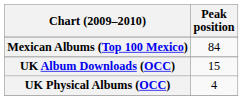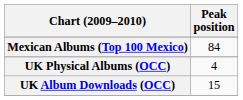rows swapped: (97, 66) <-> (97, 85)
